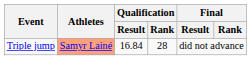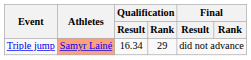(131, 47) 16.84 -> (131, 47) 16.34
(162, 47) 28 -> (162, 47) 29
